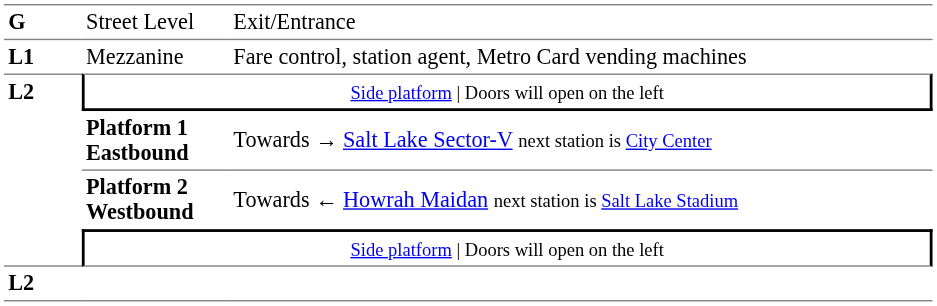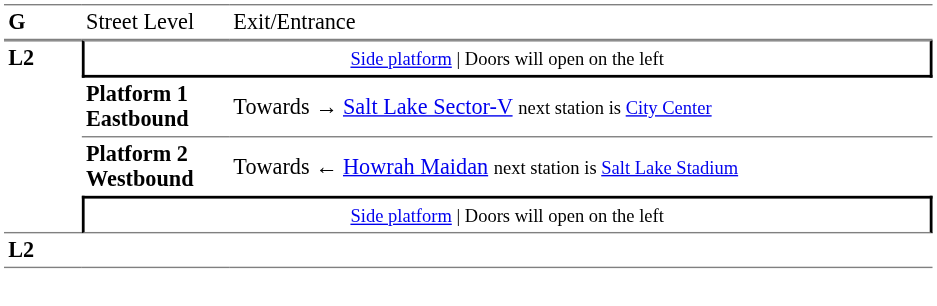- row: (135, 56)
